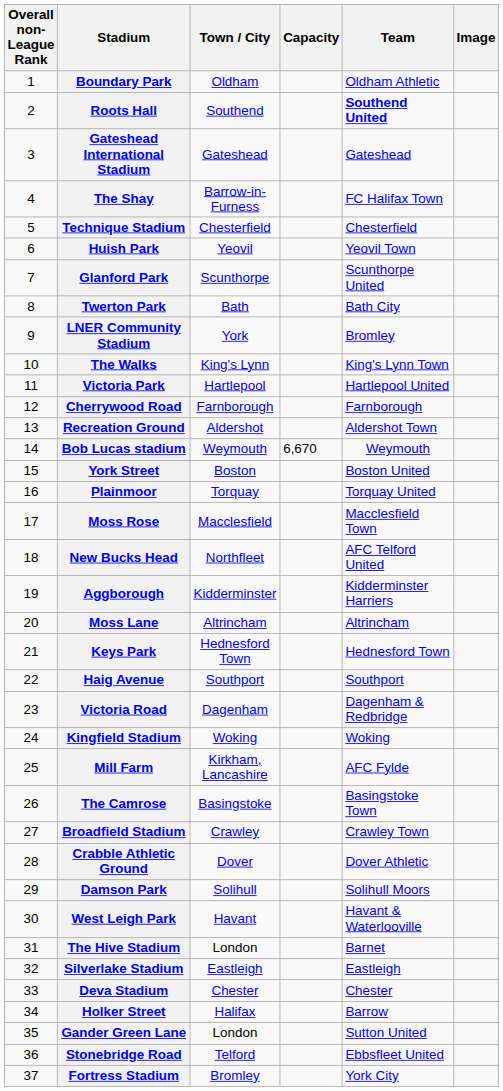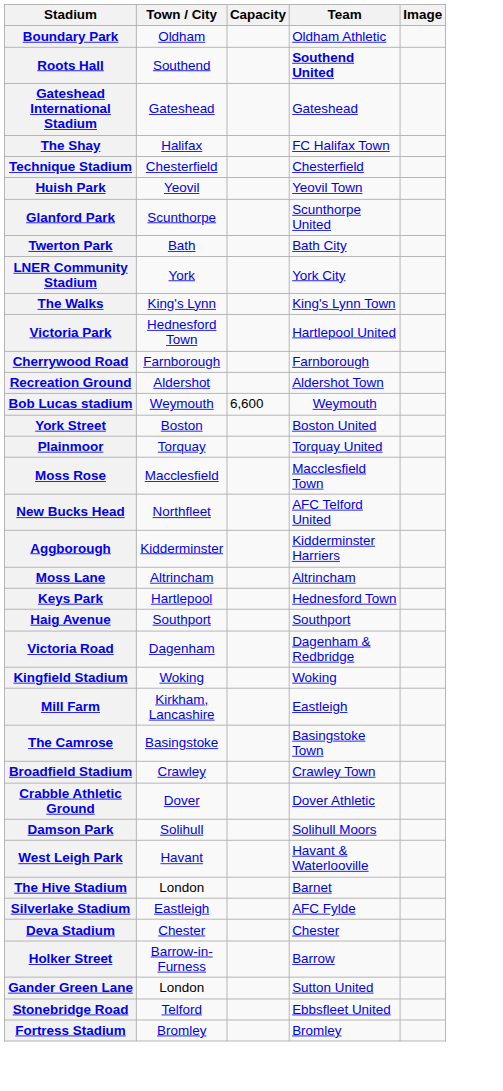- column: (31, 37)
(235, 198) Barrow-in-Furness -> (182, 145) Halifax
(370, 335) Bromley -> (319, 275) York City
(235, 385) Hartlepool -> (182, 332) Hednesford Town
(300, 449) 6,670 -> (247, 404) 6,600
(235, 651) Hednesford Town -> (182, 598) Hartlepool
(377, 767) AFC Fylde -> (320, 706) Eastleigh
(373, 969) Eastleigh -> (324, 908) AFC Fylde
(235, 1012) Halifax -> (182, 959) Barrow-in-Furness
(372, 1075) York City -> (317, 1030) Bromley
